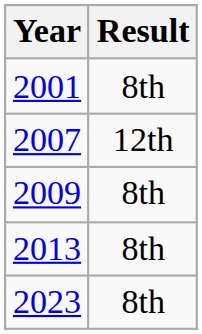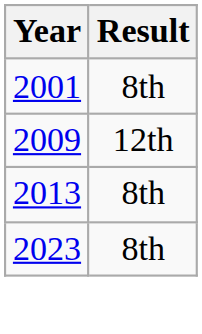- row: (47, 139)
(143, 193) 8th -> (143, 139) 12th
